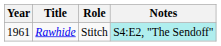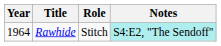(19, 31) 1961 -> (19, 31) 1964
